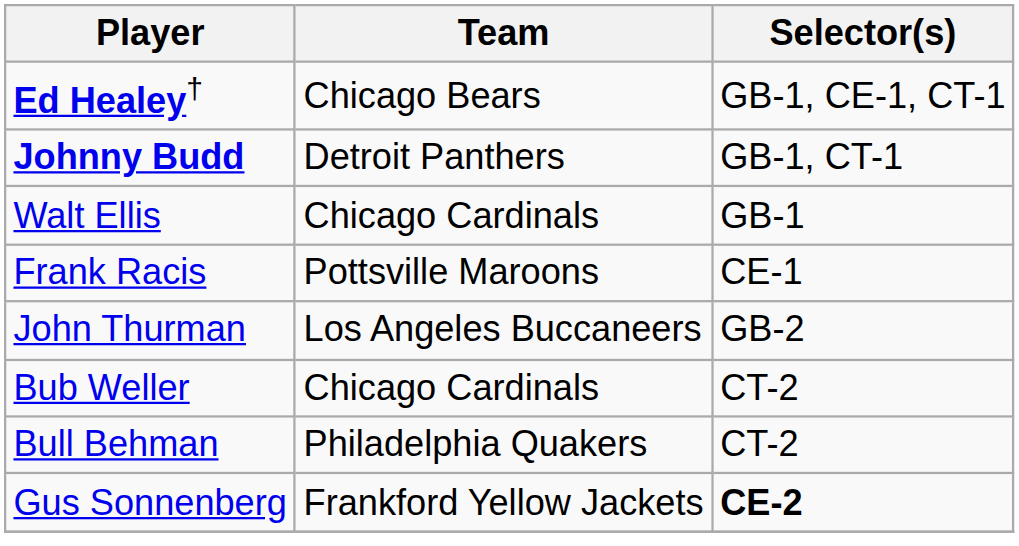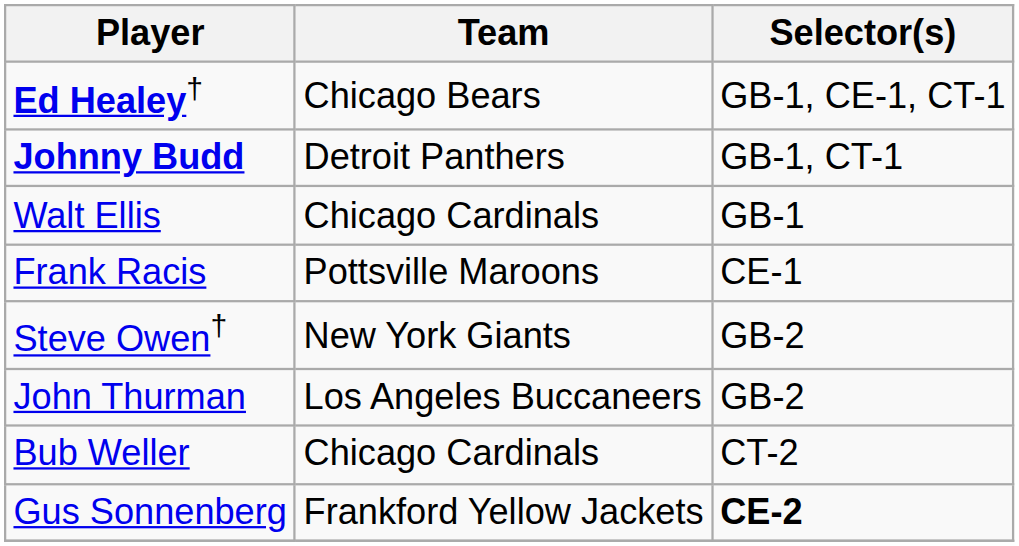+ row: (120, 334)
- row: (116, 444)
